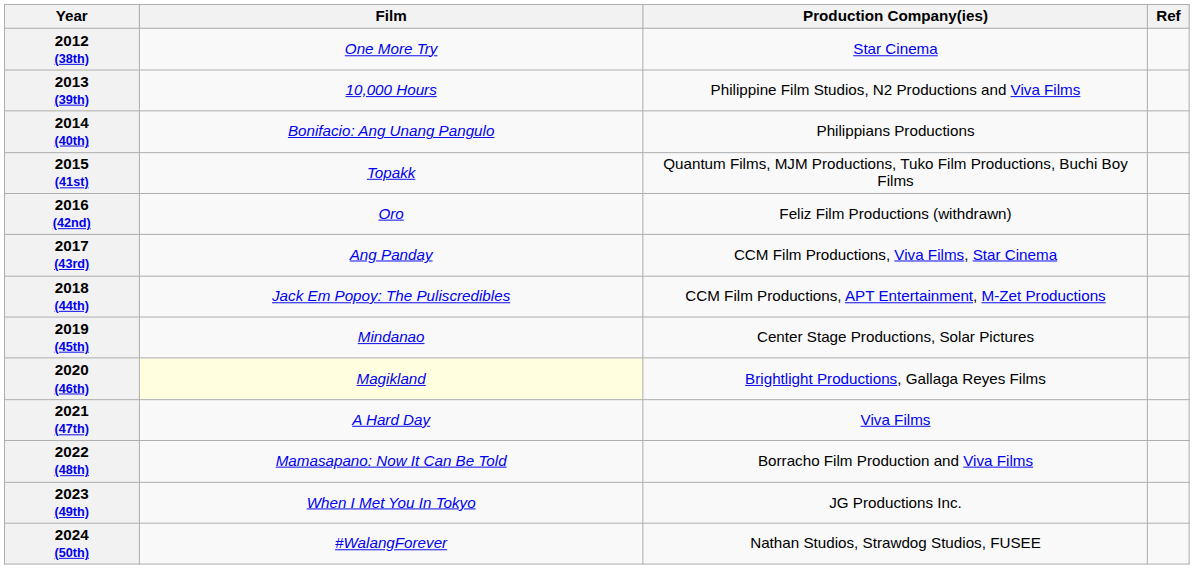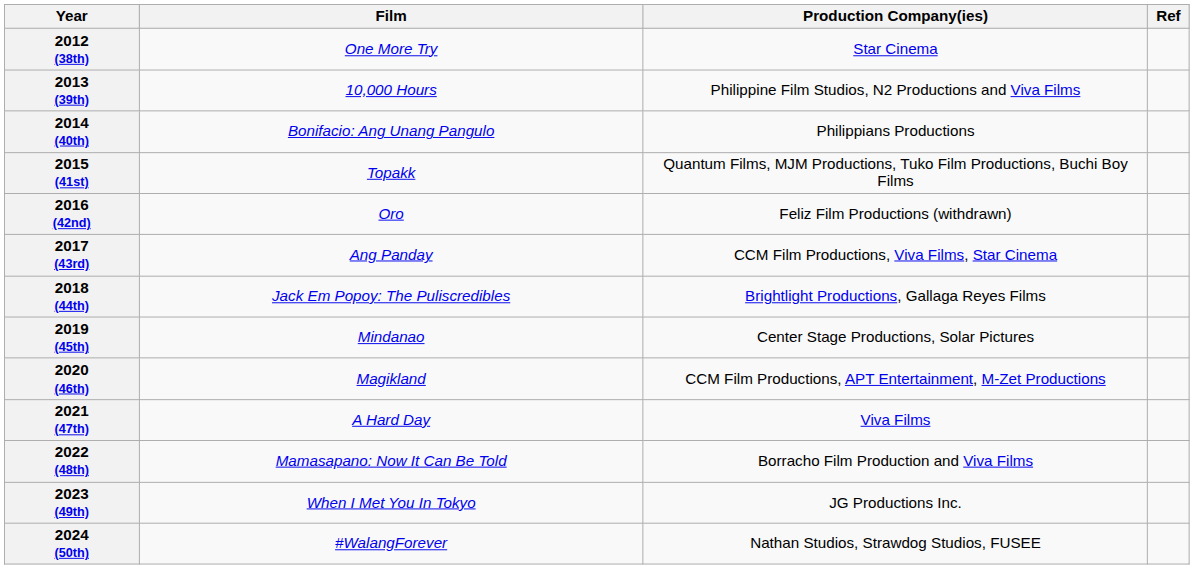(895, 296) CCM Film Productions, APT Entertainment, M-Zet Productions -> (896, 296) Brightlight Productions, Gallaga Reyes Films
(391, 378) lightyellow background -> (391, 378) no background
(896, 378) Brightlight Productions, Gallaga Reyes Films -> (895, 378) CCM Film Productions, APT Entertainment, M-Zet Productions
